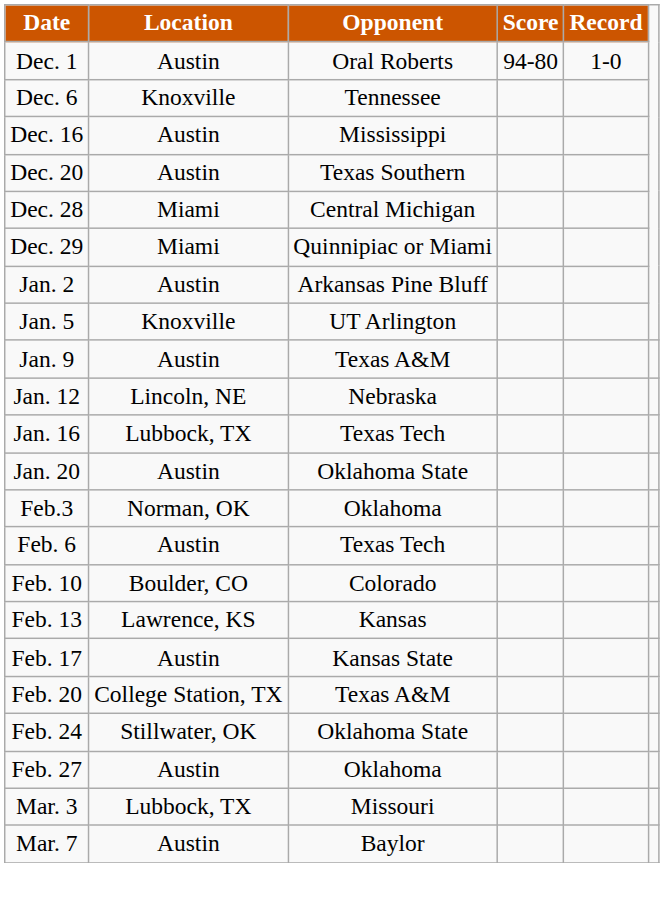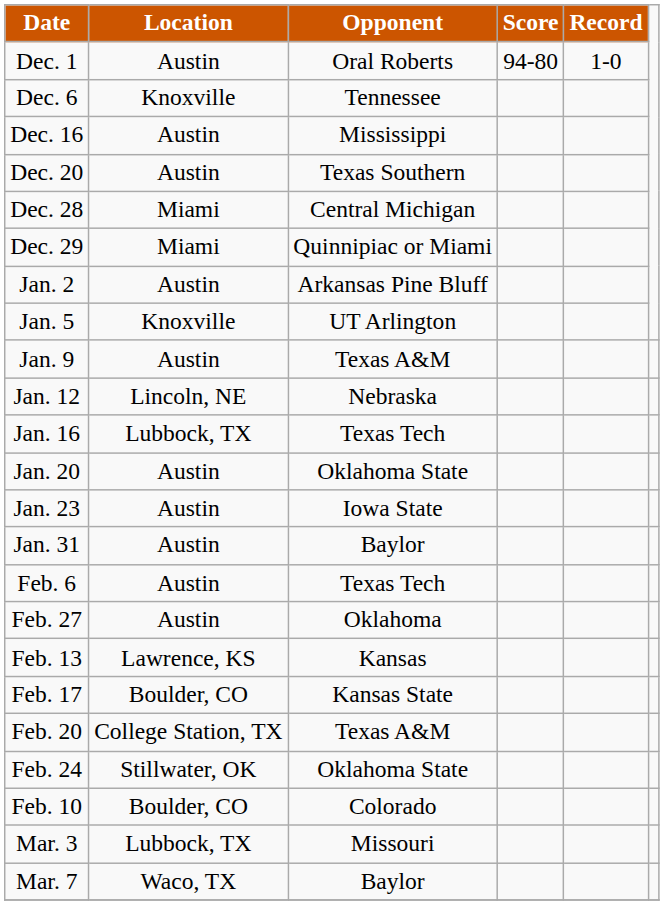+ row: (47, 508)
+ row: (47, 545)
- row: (47, 508)
rows swapped: (47, 582) <-> (47, 769)
(188, 657) Austin -> (188, 694) Boulder, CO
(188, 843) Austin -> (188, 881) Waco, TX
